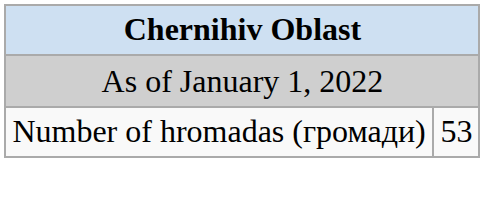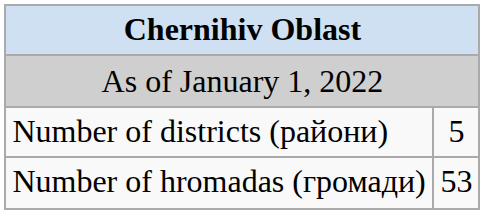+ row: (200, 131)
